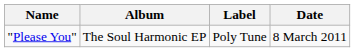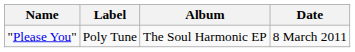columns swapped: (145, 15) <-> (240, 15)
